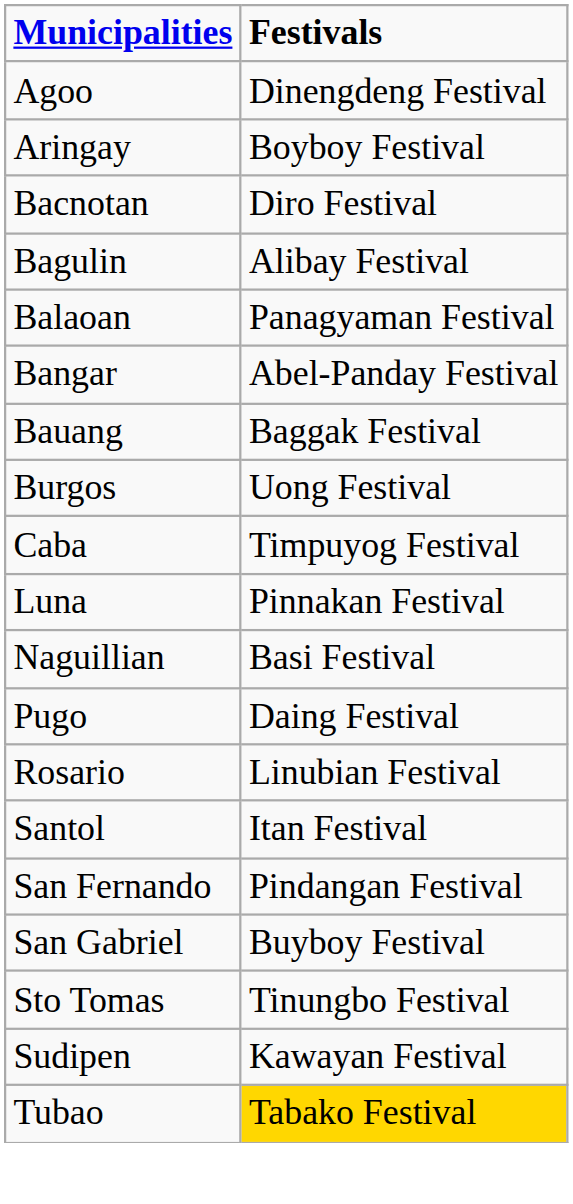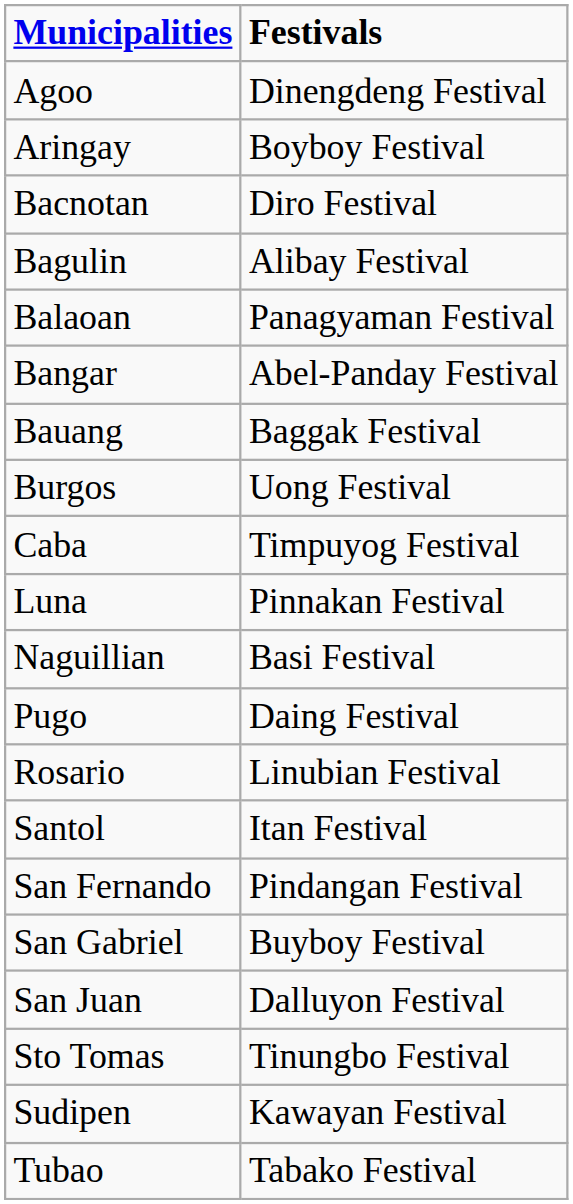+ row: (78, 999)
(363, 1112) gold background -> (363, 1169) no background
